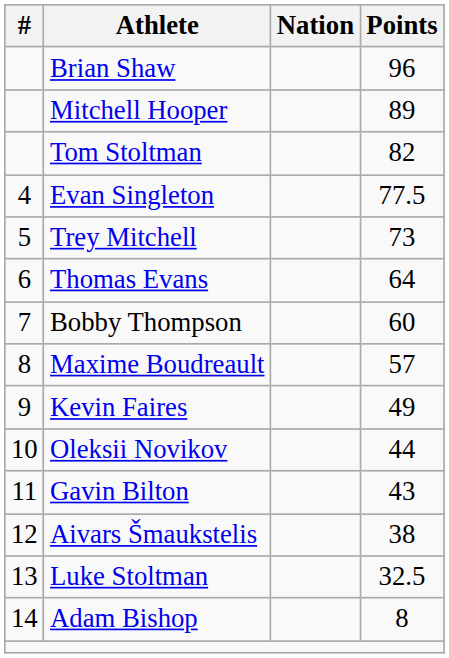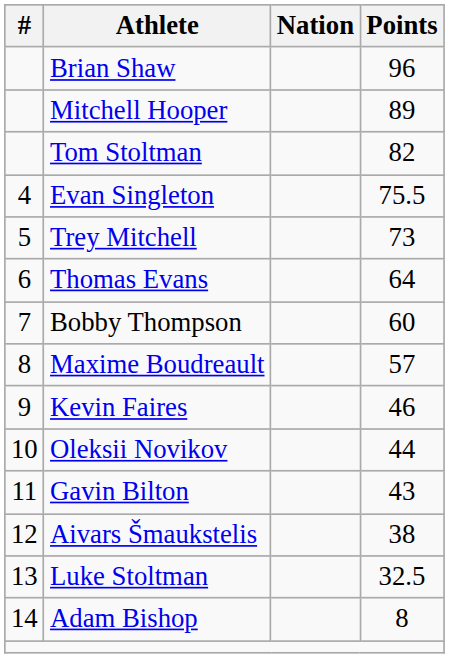(402, 195) 77.5 -> (402, 195) 75.5
(402, 407) 49 -> (402, 407) 46
